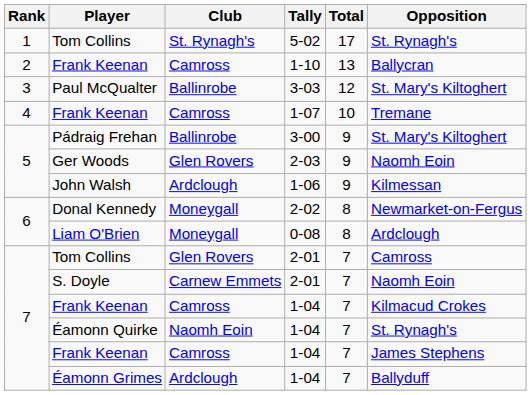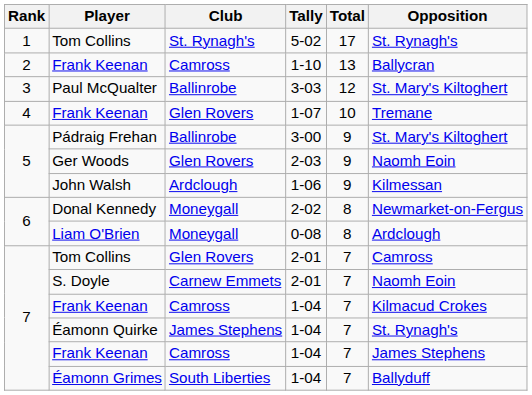(199, 112) Camross -> (211, 112) Glen Rovers
(211, 329) Naomh Eoin -> (226, 329) James Stephens
(203, 378) Ardclough -> (220, 378) South Liberties
